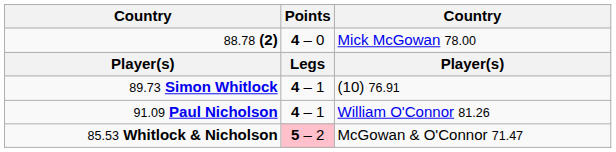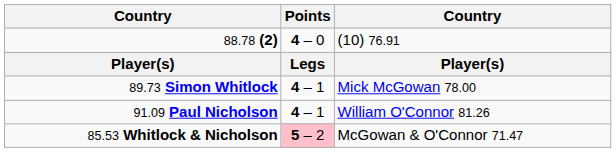(407, 40) Mick McGowan 78.00 -> (369, 40) (10) 76.91
(369, 87) (10) 76.91 -> (407, 87) Mick McGowan 78.00
